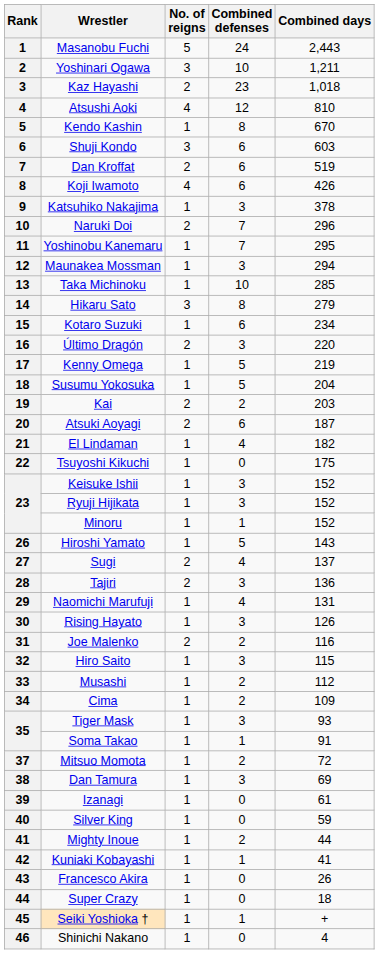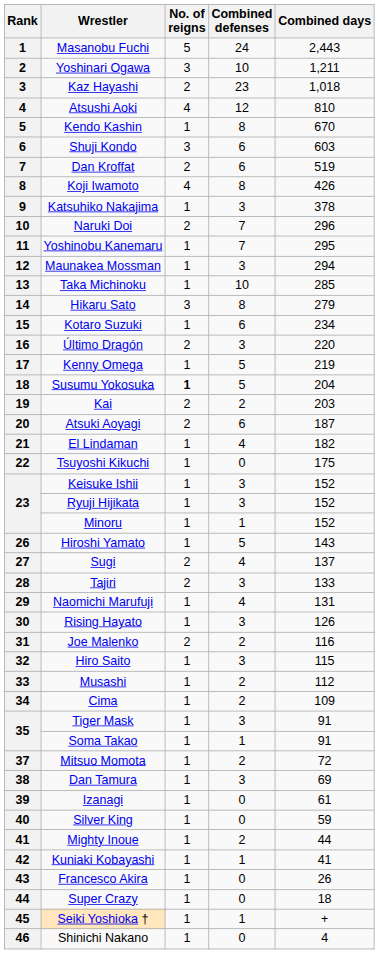(242, 186) 6 -> (242, 186) 8
(187, 384) normal -> (187, 384) bold
(325, 582) 136 -> (325, 582) 133
(325, 721) 93 -> (325, 721) 91
